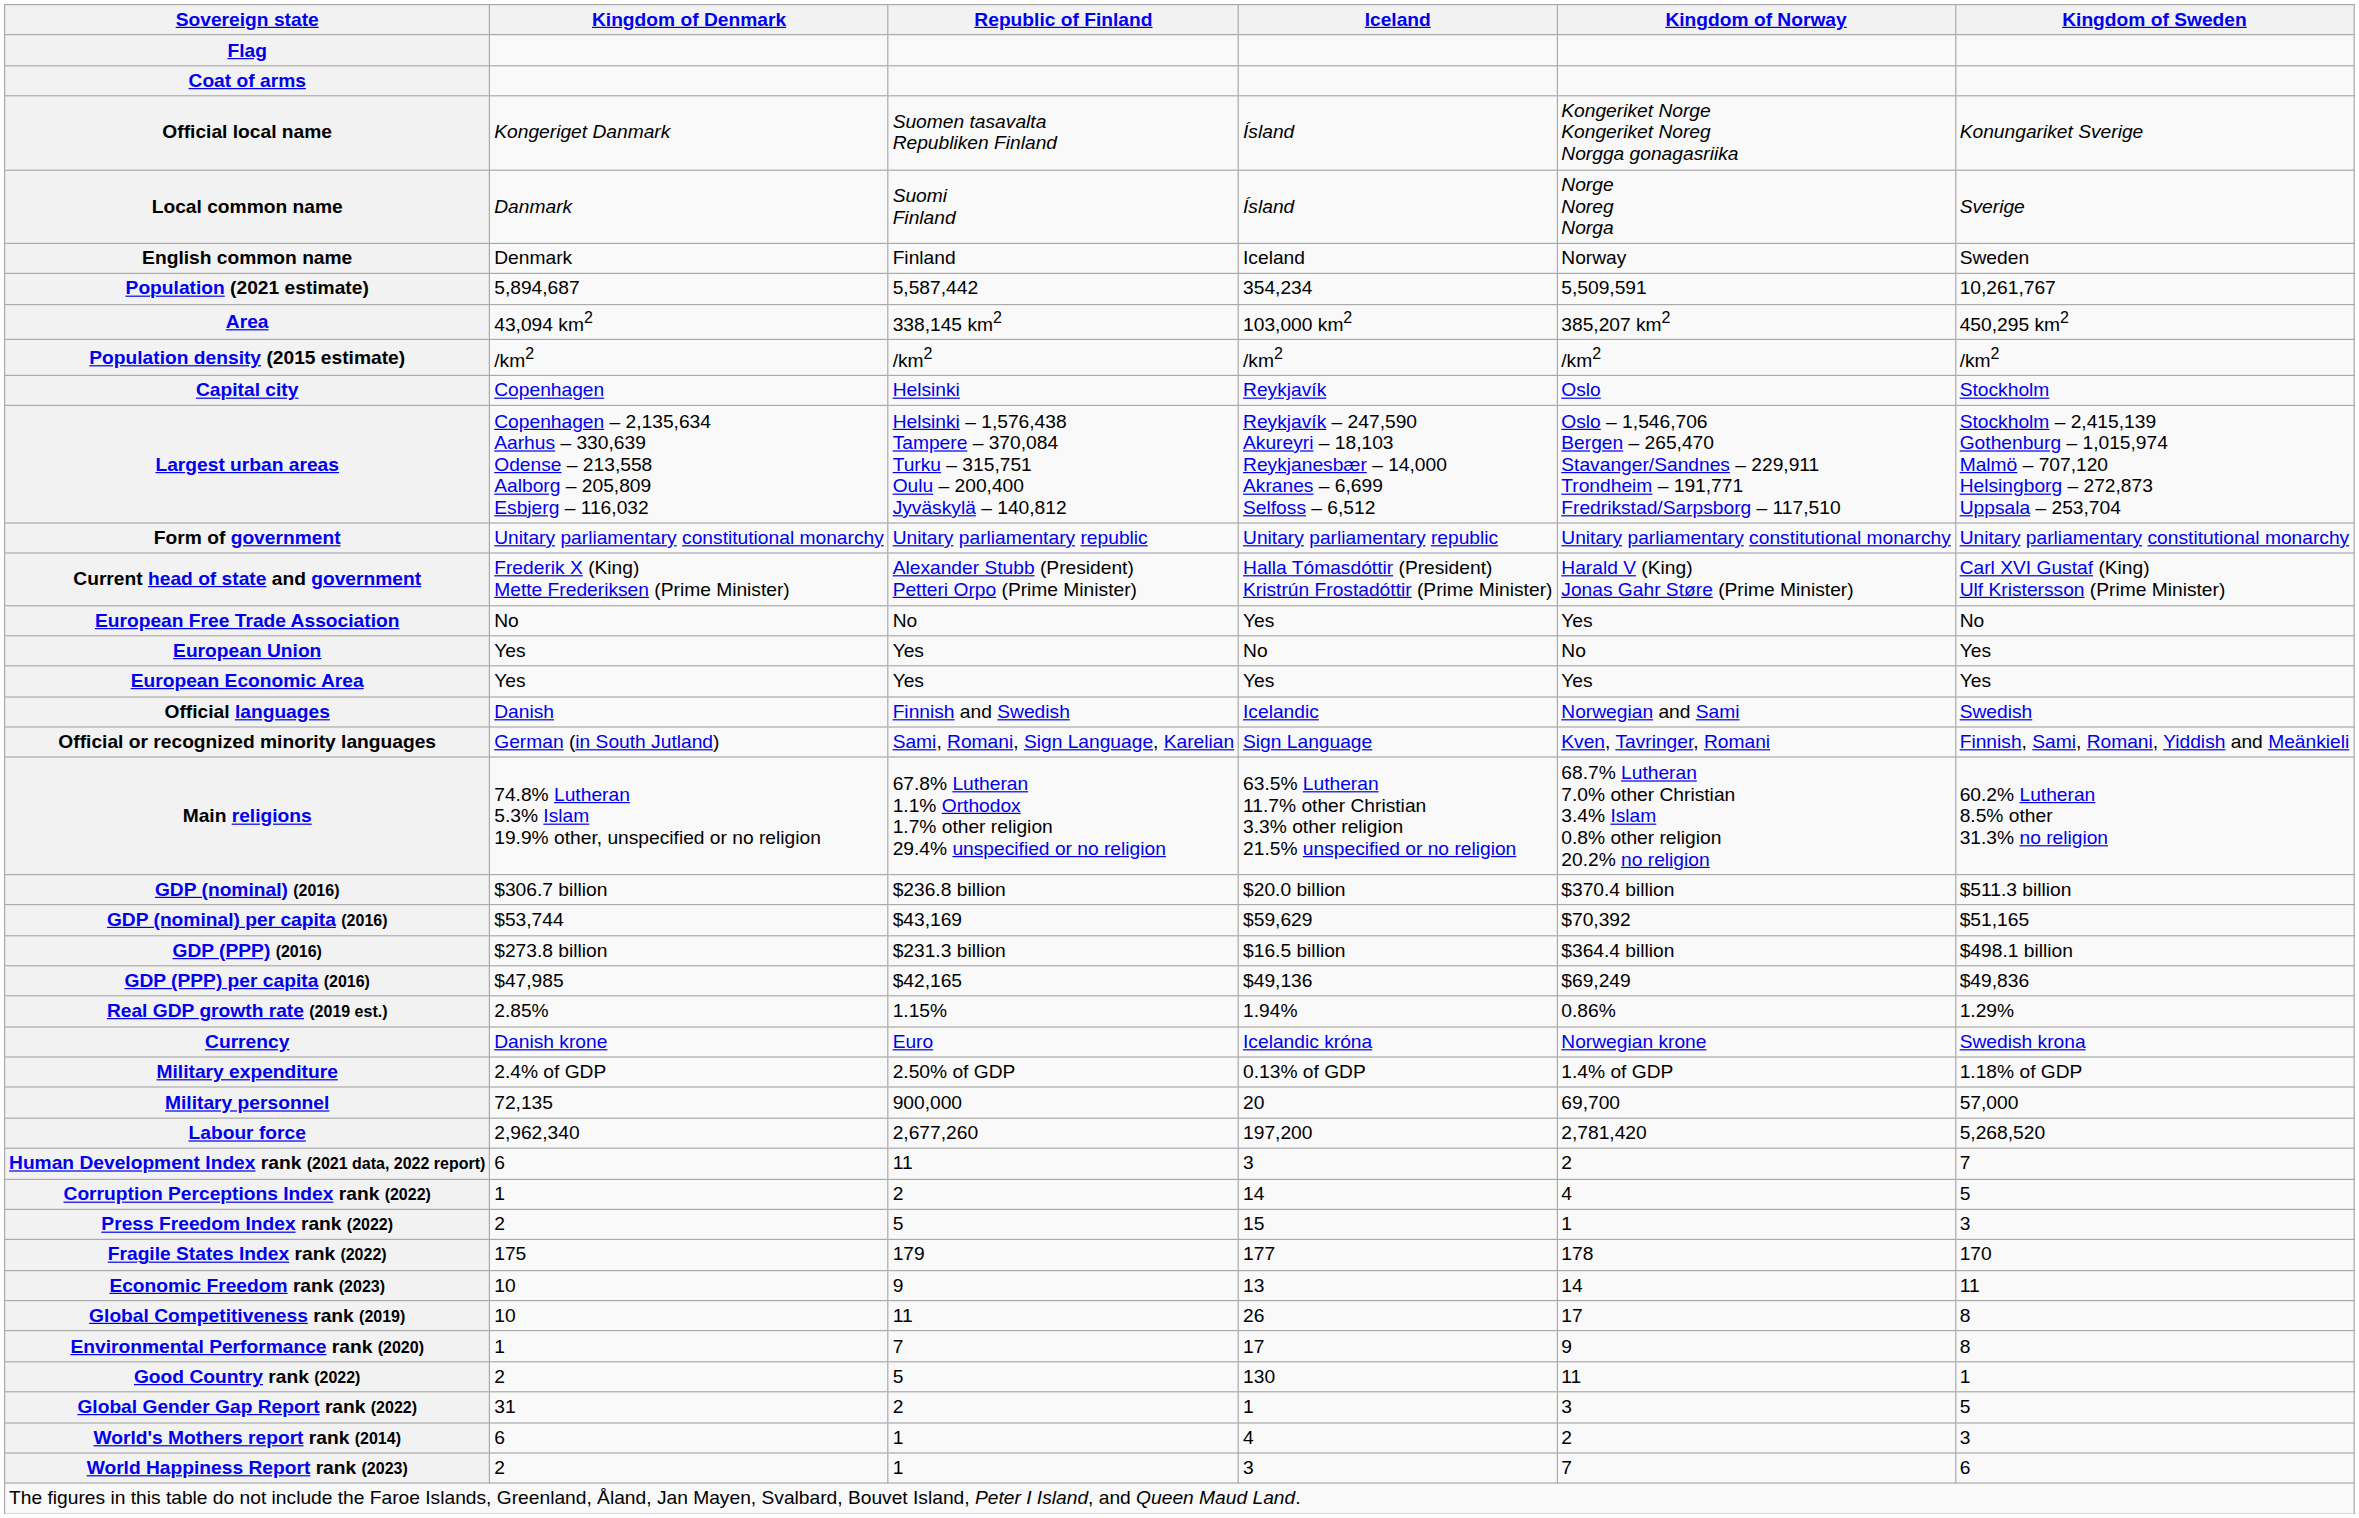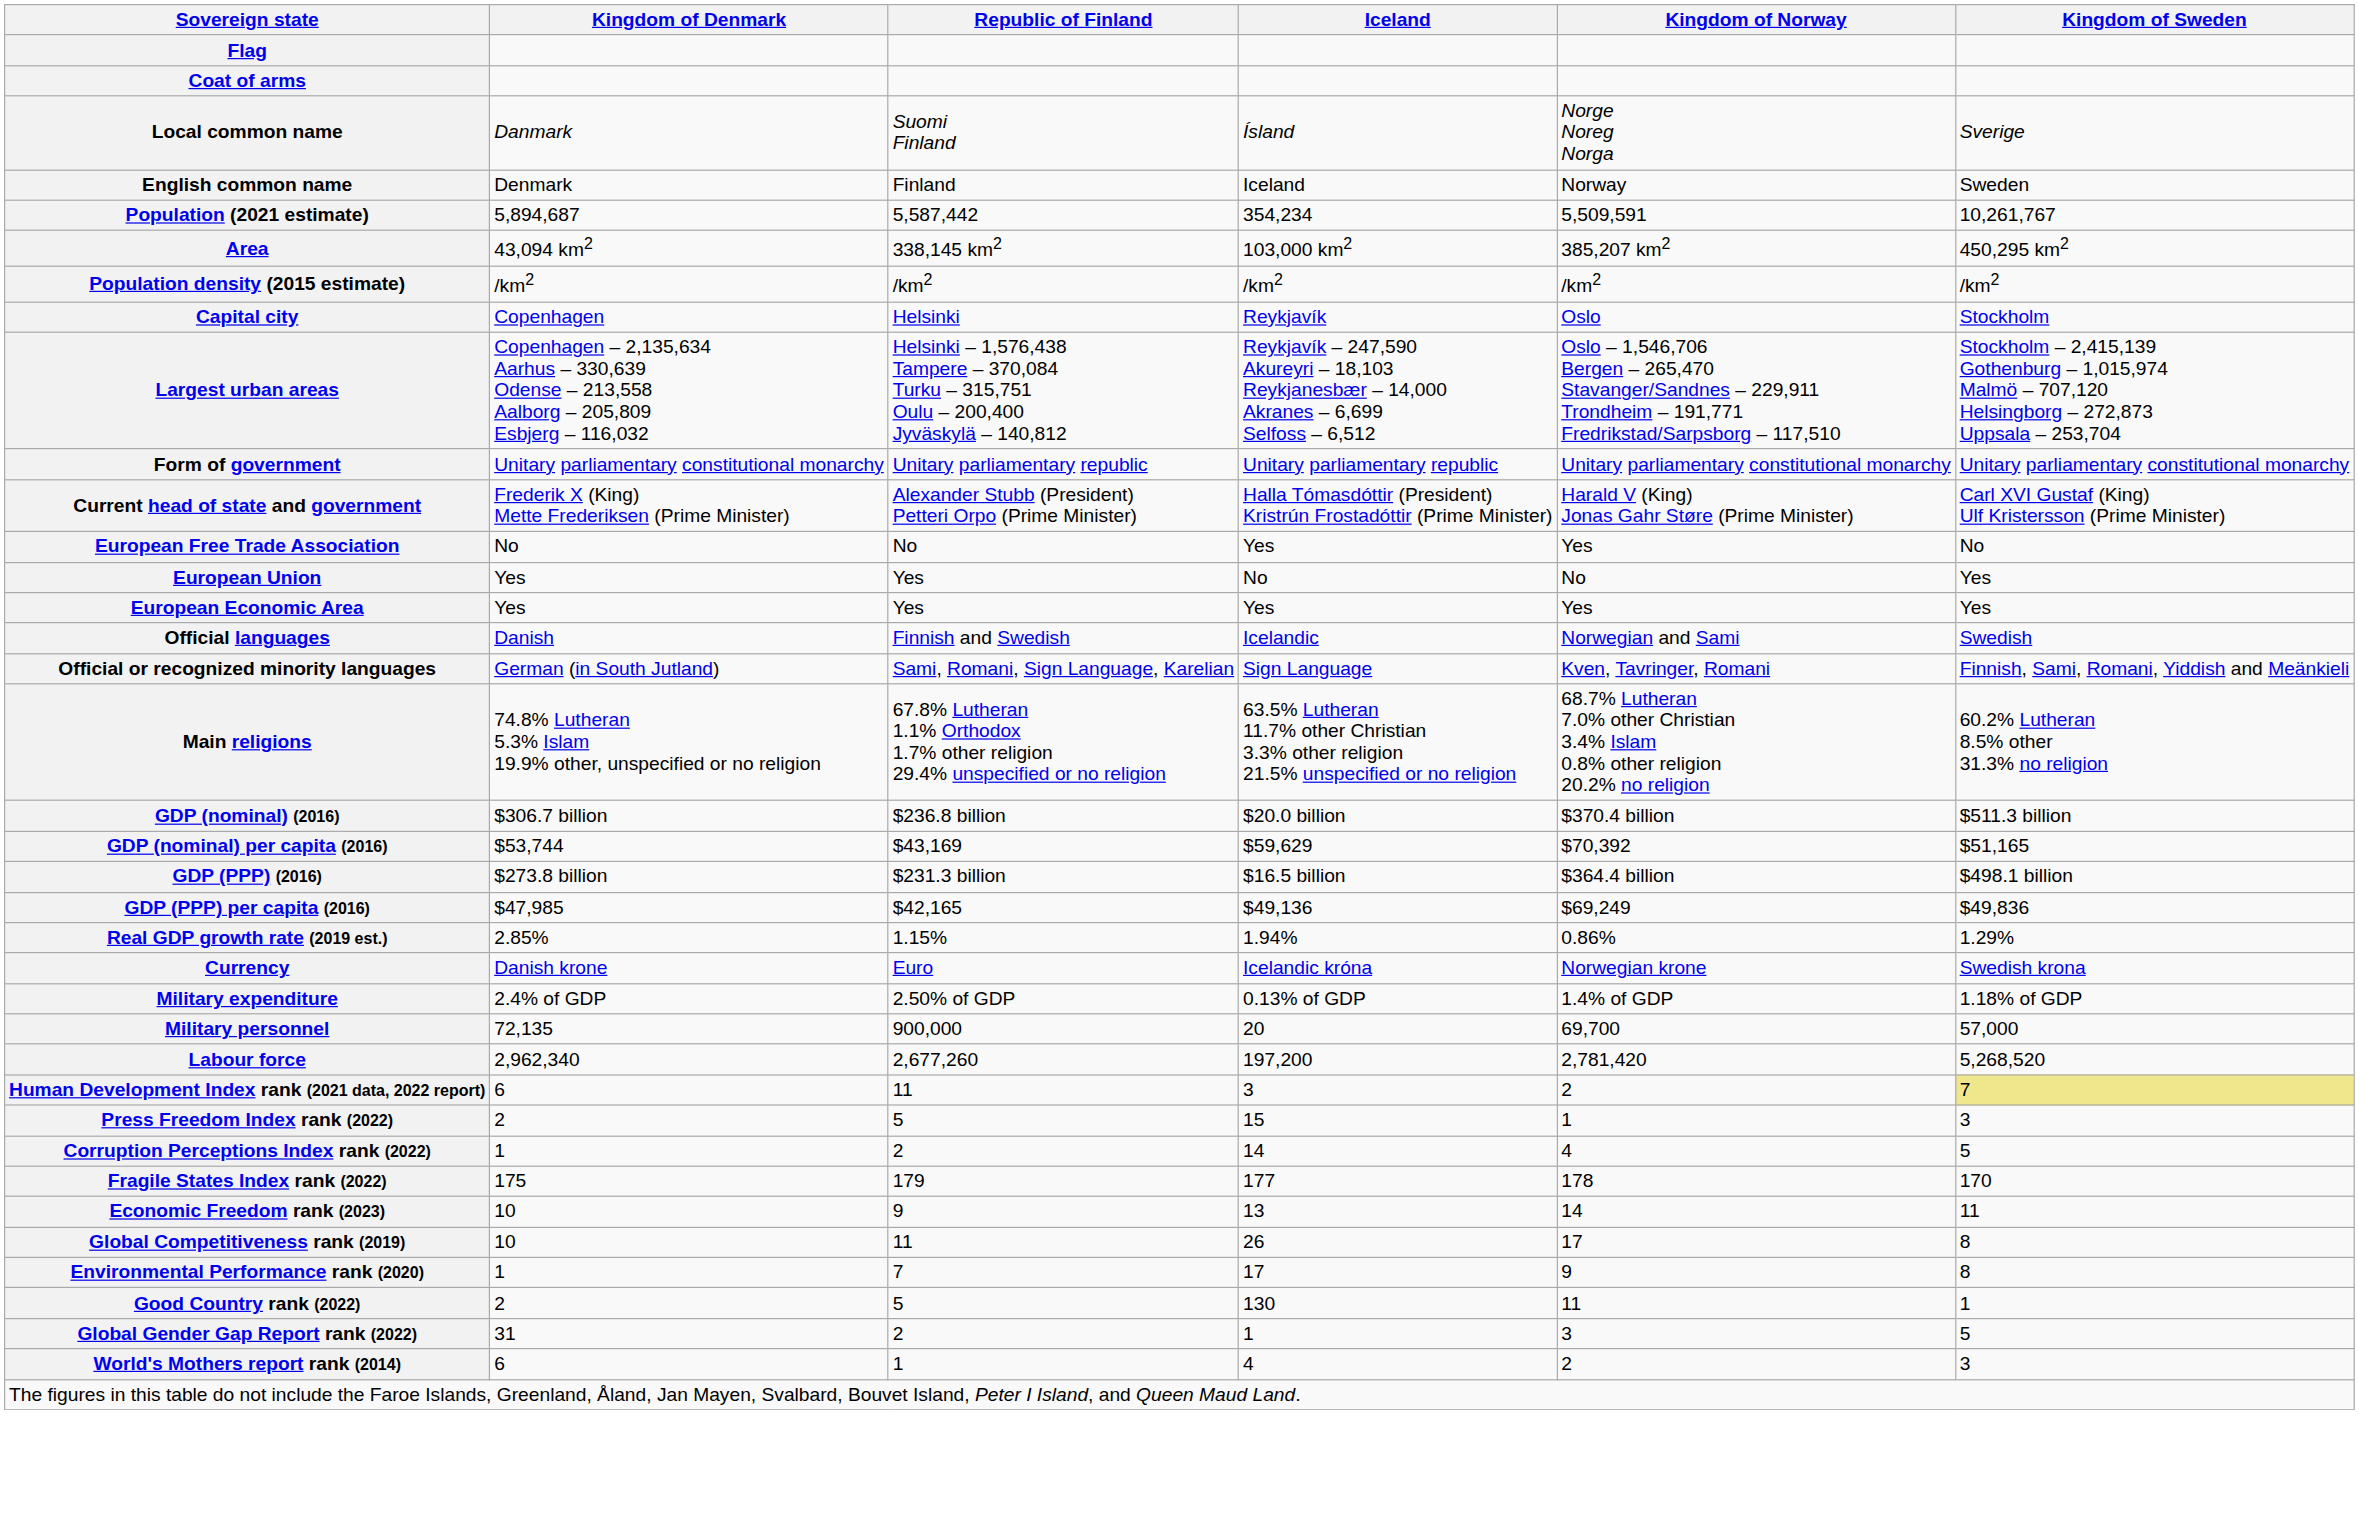- row: (247, 132)
(1965, 1163) no background -> (1965, 1089) khaki background
rows swapped: (247, 1193) <-> (247, 1224)
- row: (247, 1468)
